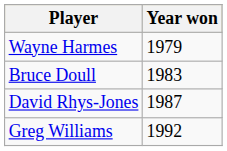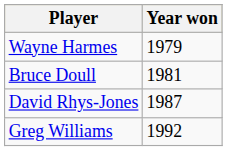(164, 74) 1983 -> (164, 74) 1981
